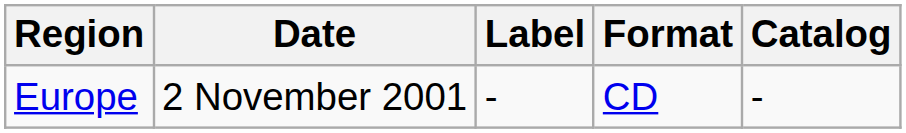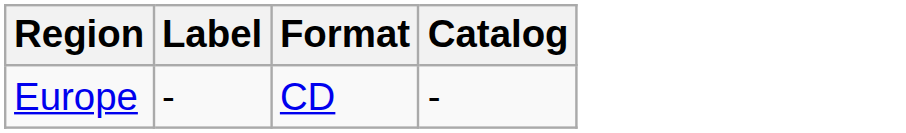- column: (314, 34)
